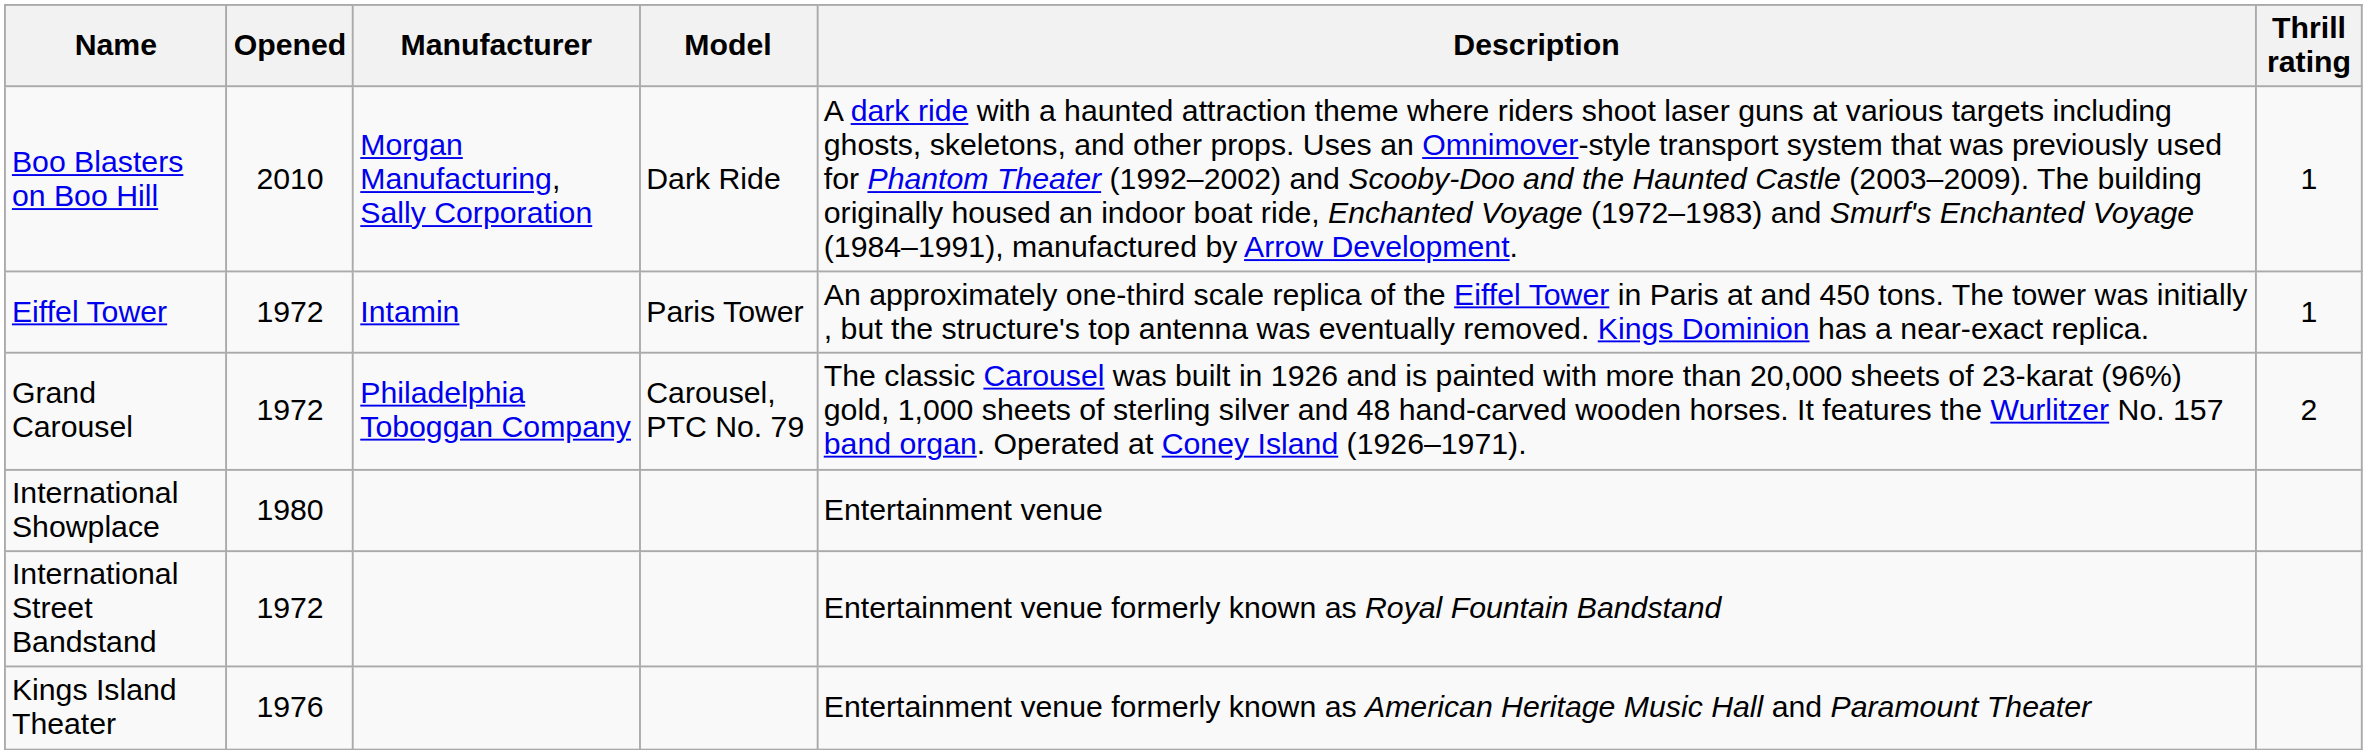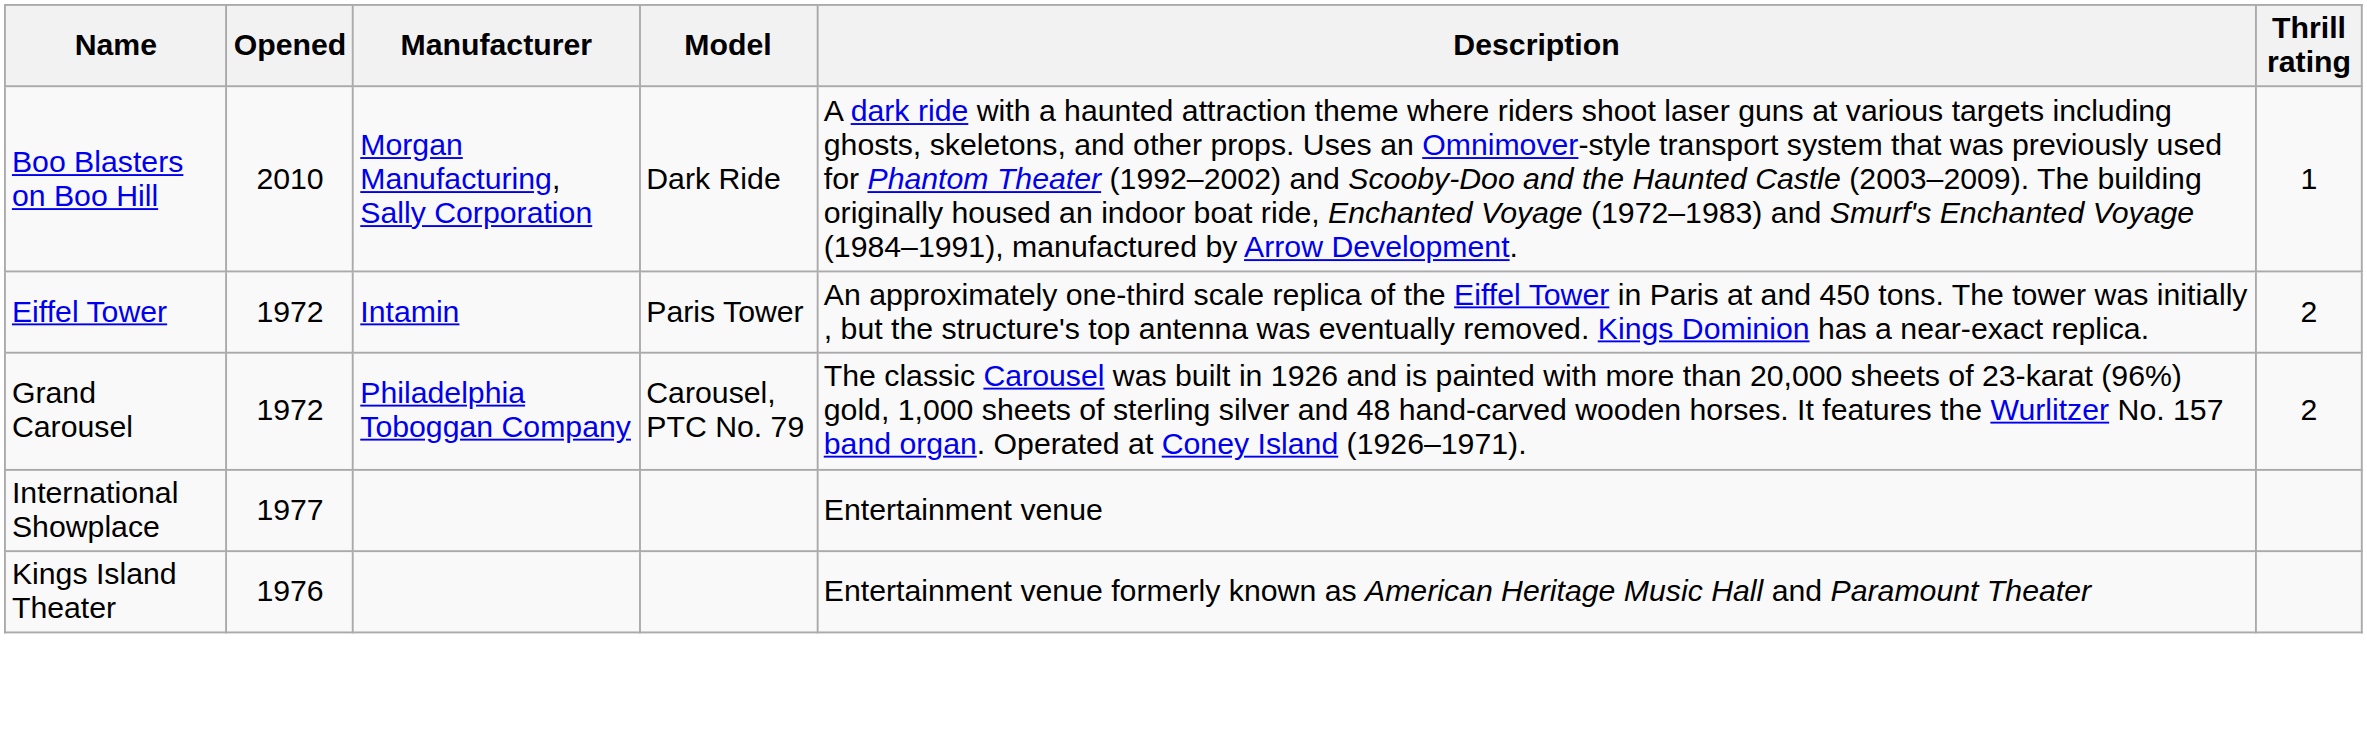(2309, 311) 1 -> (2309, 311) 2
(290, 509) 1980 -> (290, 509) 1977
- row: (95, 608)
